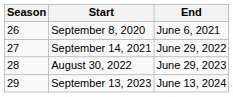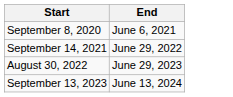- column: (27, 13)
